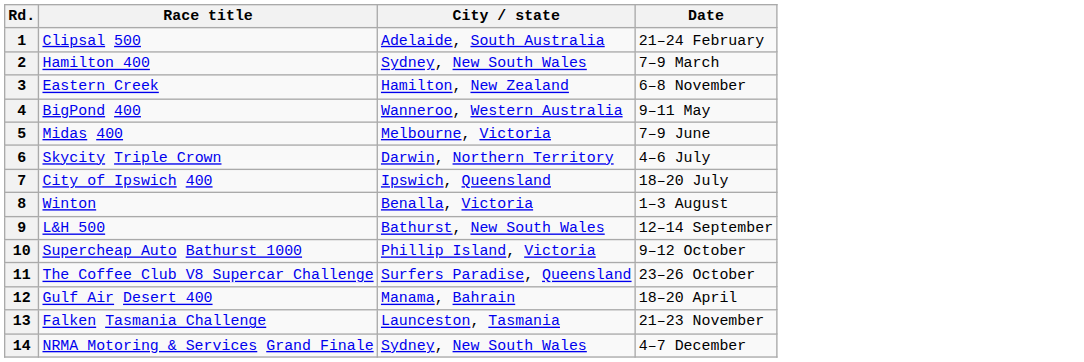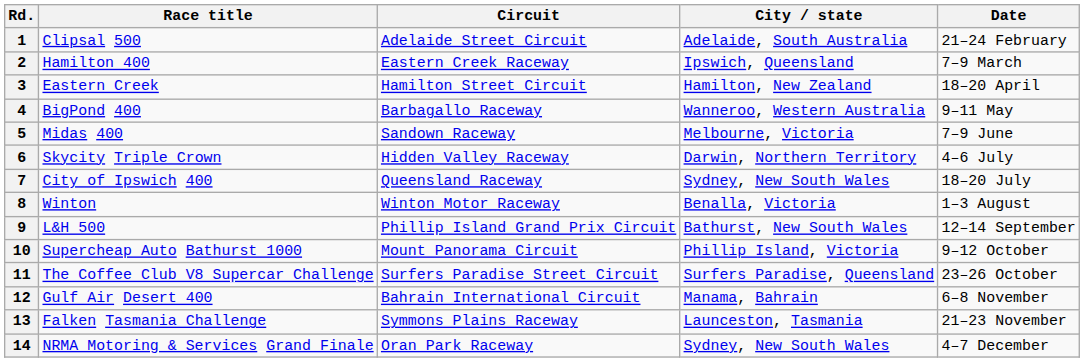+ column: (529, 16)
(484, 63) Sydney, New South Wales -> (769, 63) Ipswich, Queensland
(693, 87) 6–8 November -> (991, 87) 18–20 April
(466, 181) Ipswich, Queensland -> (787, 181) Sydney, New South Wales
(688, 298) 18–20 April -> (995, 298) 6–8 November
